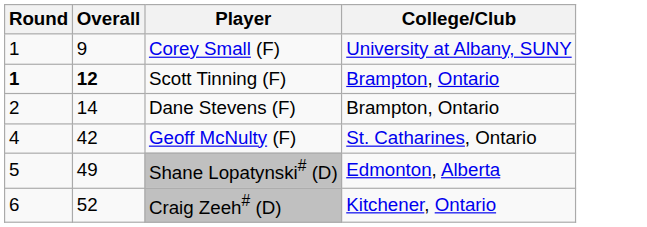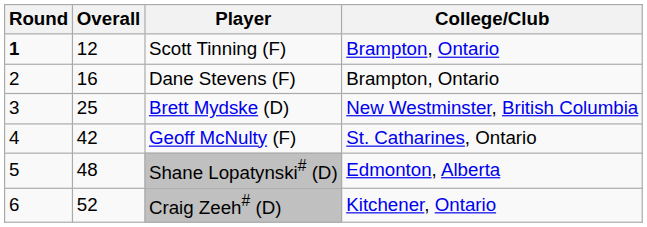- row: (214, 49)
(87, 78) bold -> (87, 49) normal
(87, 108) 14 -> (87, 78) 16
+ row: (219, 108)
(87, 170) 49 -> (87, 170) 48
